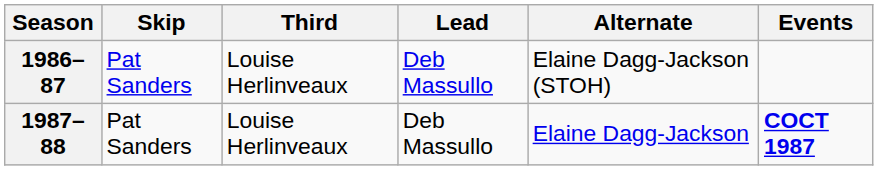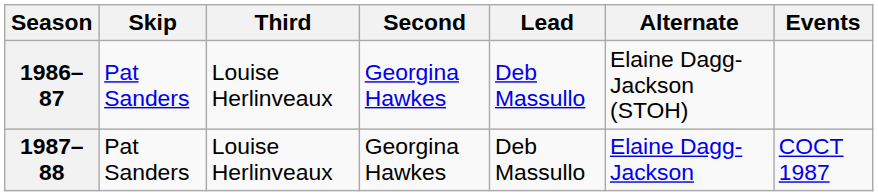+ column: (425, 22)
(796, 133) bold -> (811, 159) normal
